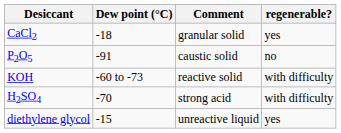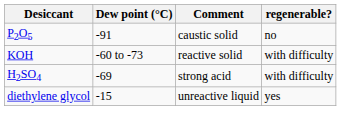- row: (22, 34)
(104, 97) -70 -> (104, 75) -69
